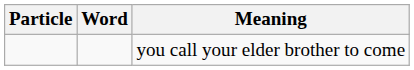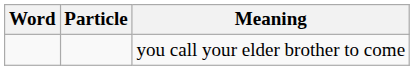columns swapped: (41, 19) <-> (104, 19)
